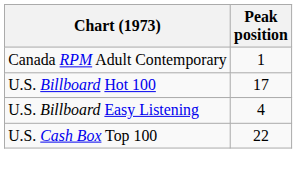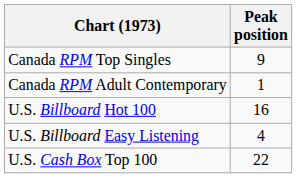+ row: (89, 60)
(261, 85) 17 -> (261, 110) 16
